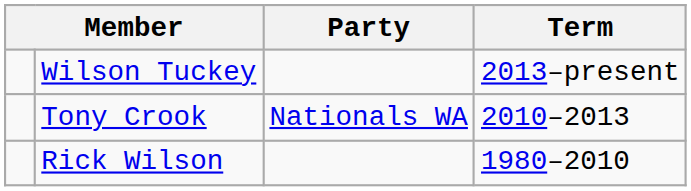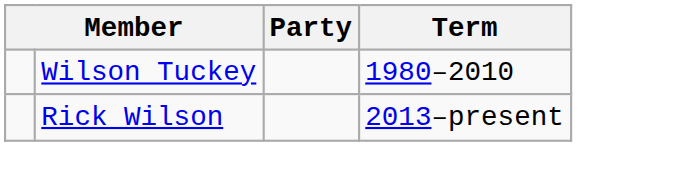(580, 72) 2013–present -> (440, 72) 1980–2010
- row: (124, 117)
(555, 162) 1980–2010 -> (465, 117) 2013–present
